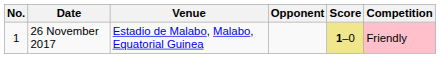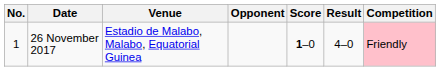+ column: (344, 13)
(345, 37) khaki background -> (305, 44) no background
